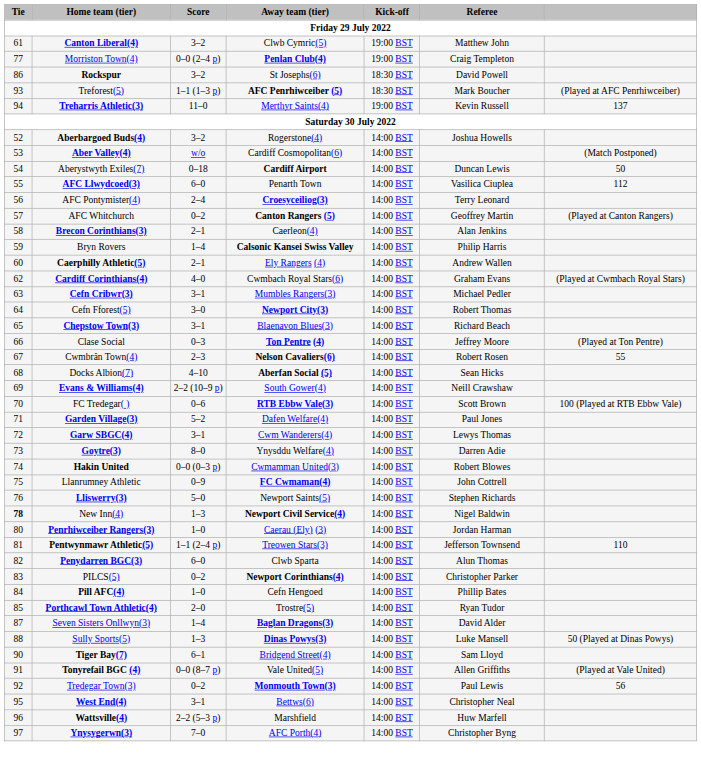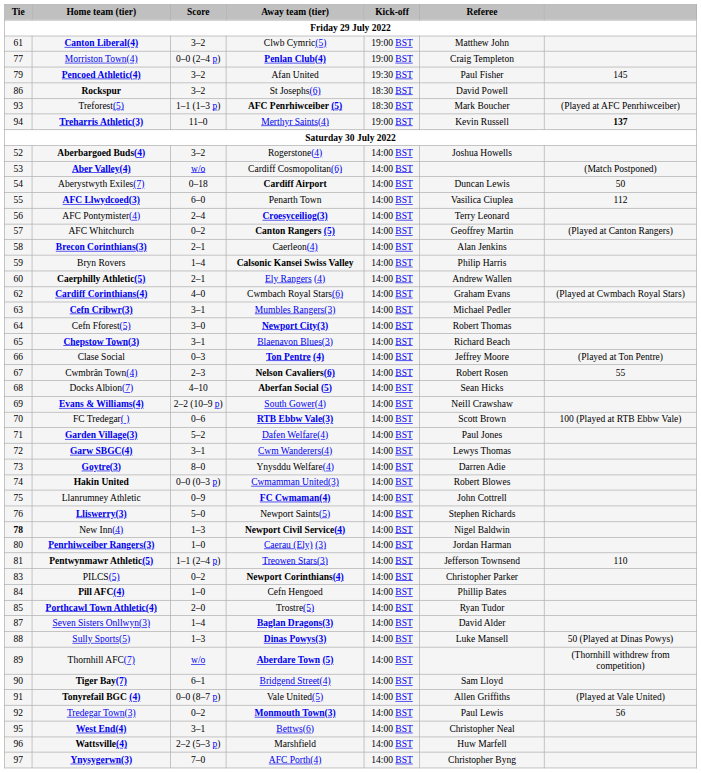+ row: (101, 75)
(620, 106) normal -> (620, 122) bold
- row: (101, 561)
+ row: (101, 661)
